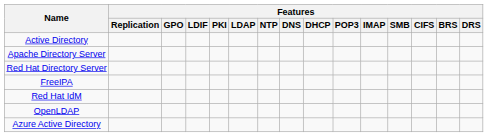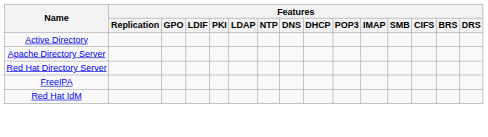- row: (57, 110)
- row: (57, 124)
